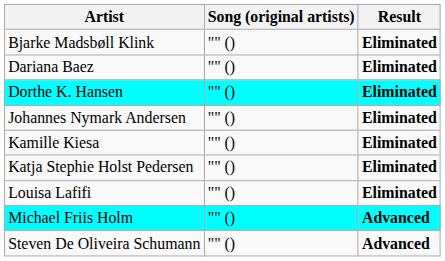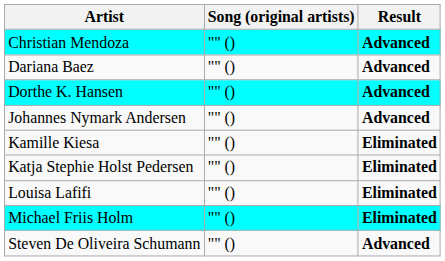- row: (81, 42)
+ row: (69, 42)
(399, 67) Eliminated -> (396, 67) Advanced
(399, 92) Eliminated -> (396, 92) Advanced
(399, 117) Eliminated -> (396, 117) Advanced
(396, 218) Advanced -> (399, 218) Eliminated
